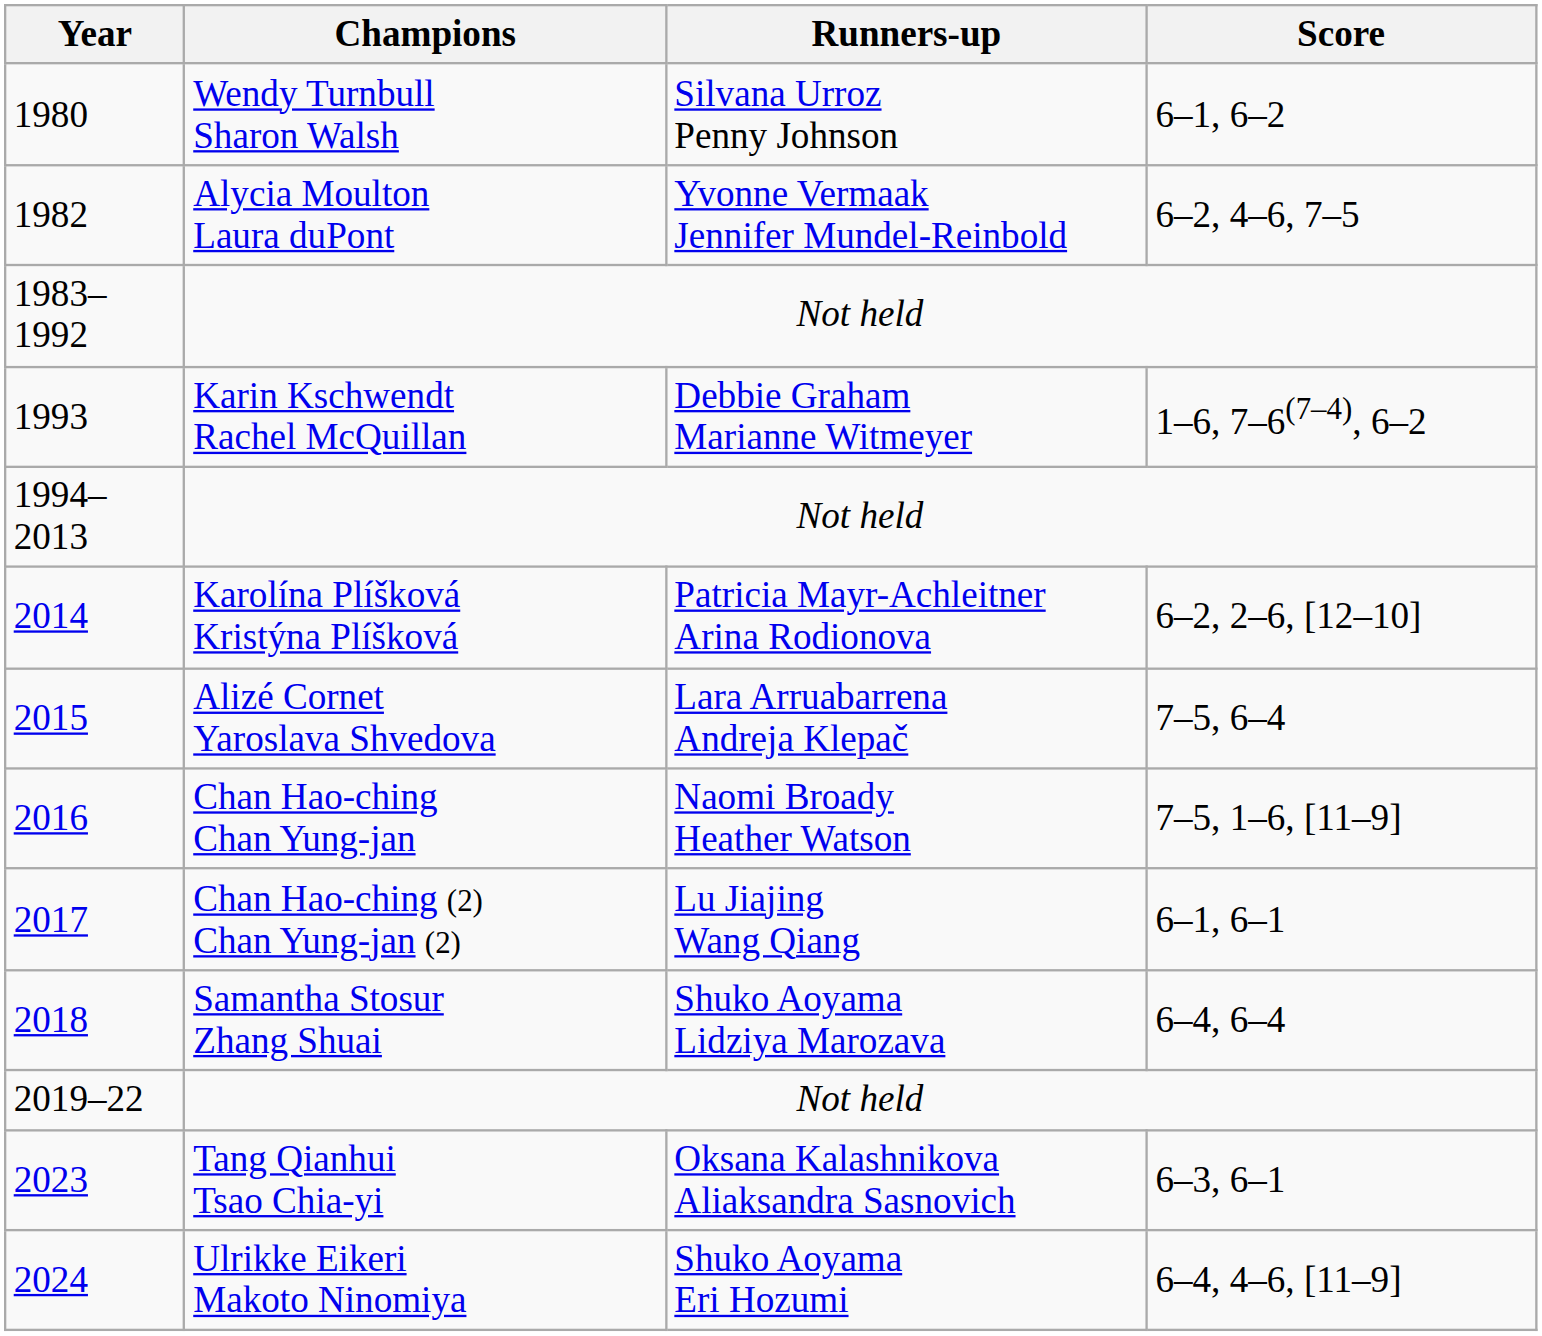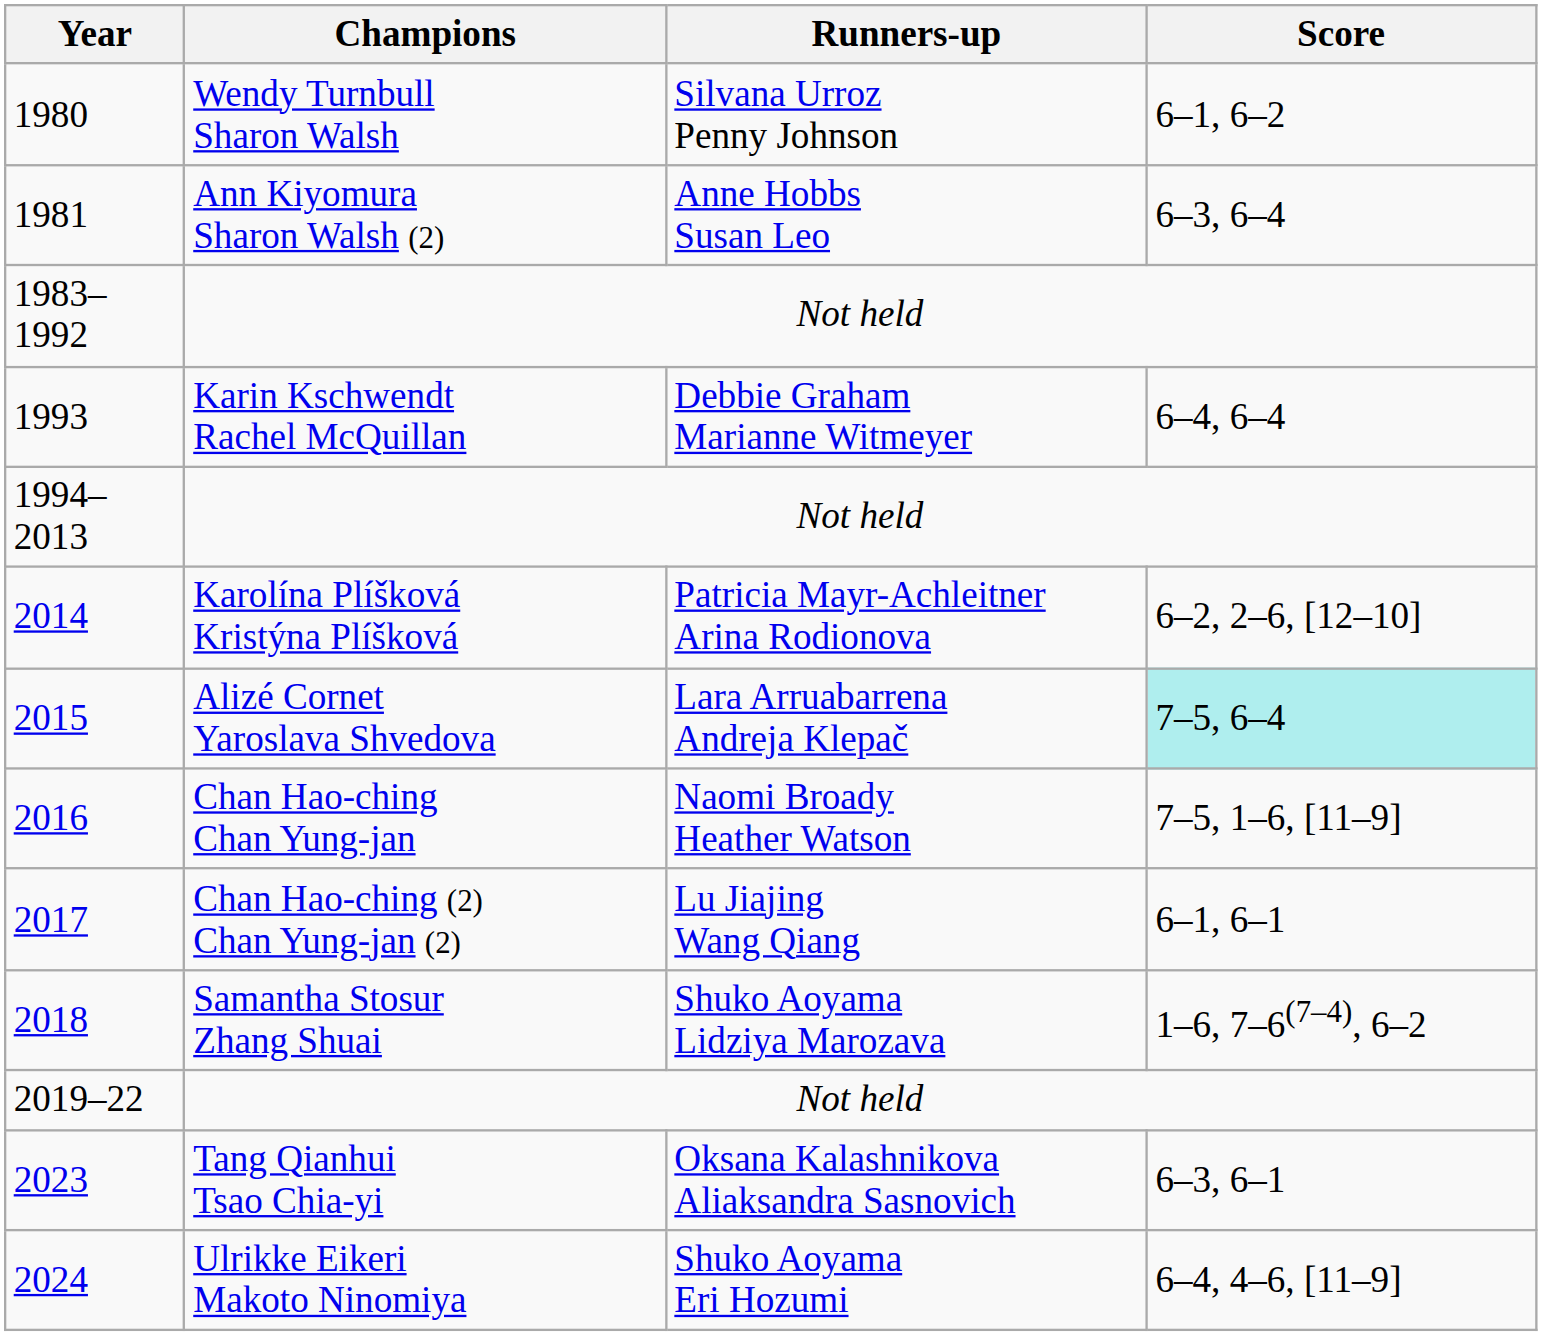+ row: (51, 214)
- row: (51, 214)
(1291, 415) 1–6, 7–6(7–4), 6–2 -> (1220, 415) 6–4, 6–4
(1220, 717) no background -> (1220, 717) paleturquoise background
(1220, 1019) 6–4, 6–4 -> (1291, 1019) 1–6, 7–6(7–4), 6–2
